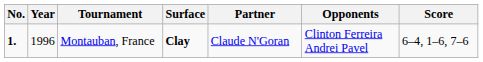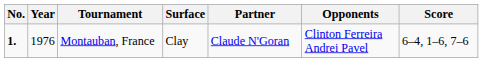(43, 40) 1996 -> (43, 40) 1976
(178, 40) bold -> (177, 40) normal
